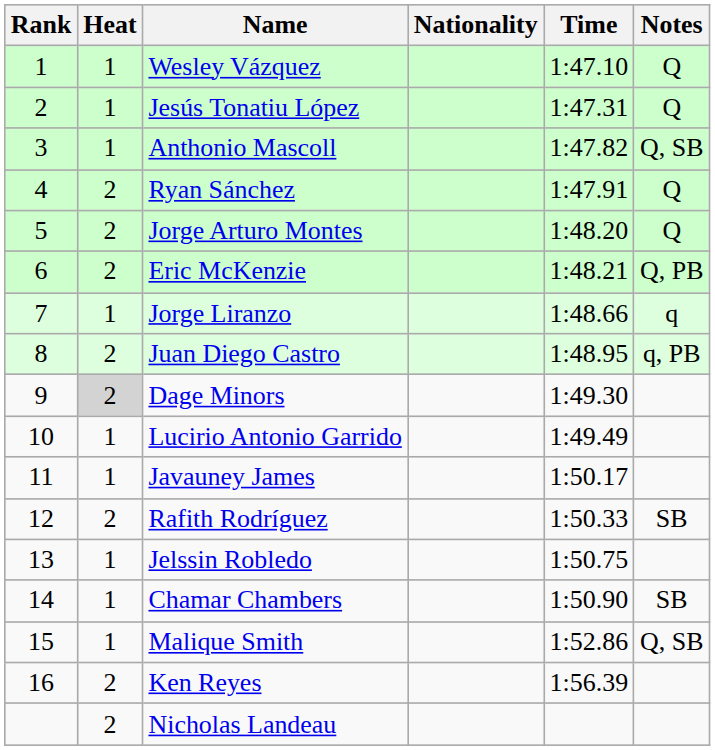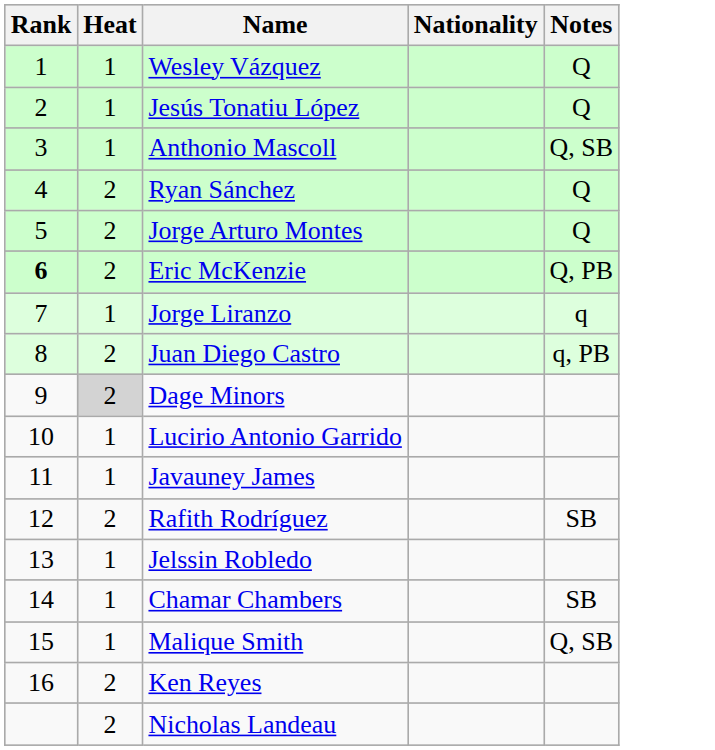- column: (589, 25)
(41, 271) normal -> (41, 271) bold
